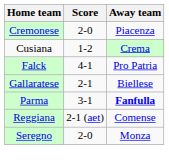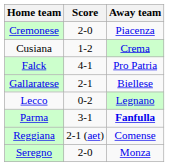+ row: (34, 100)
